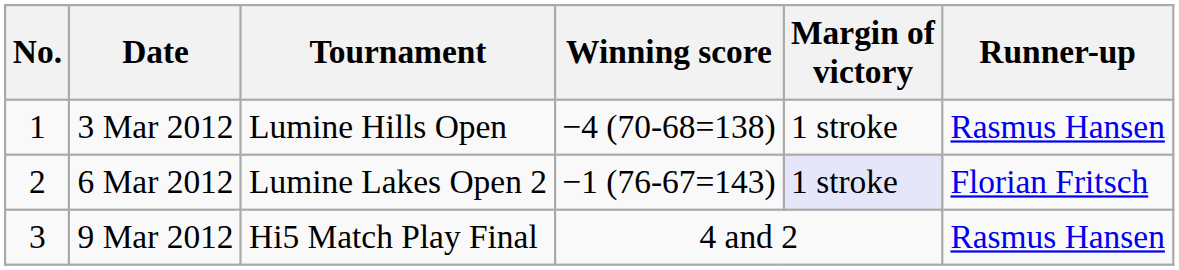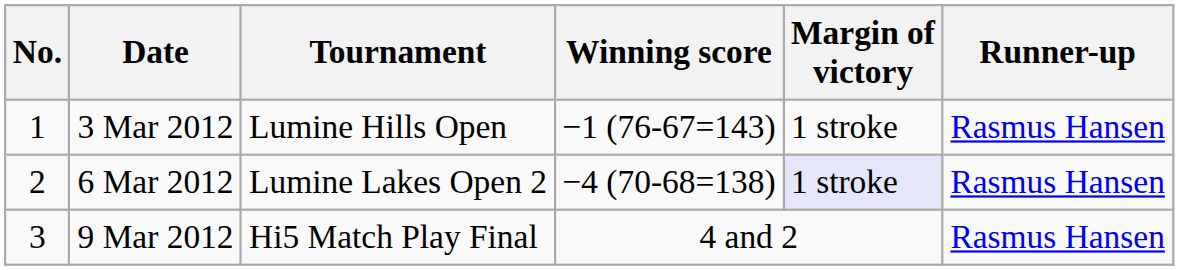(669, 126) −4 (70-68=138) -> (669, 126) −1 (76-67=143)
(669, 182) −1 (76-67=143) -> (669, 182) −4 (70-68=138)
(1049, 182) Florian Fritsch -> (1058, 182) Rasmus Hansen
